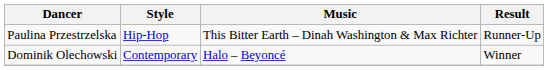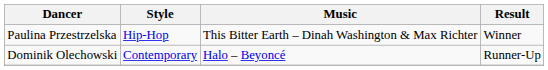(512, 34) Runner-Up -> (502, 34) Winner
(502, 55) Winner -> (512, 55) Runner-Up
